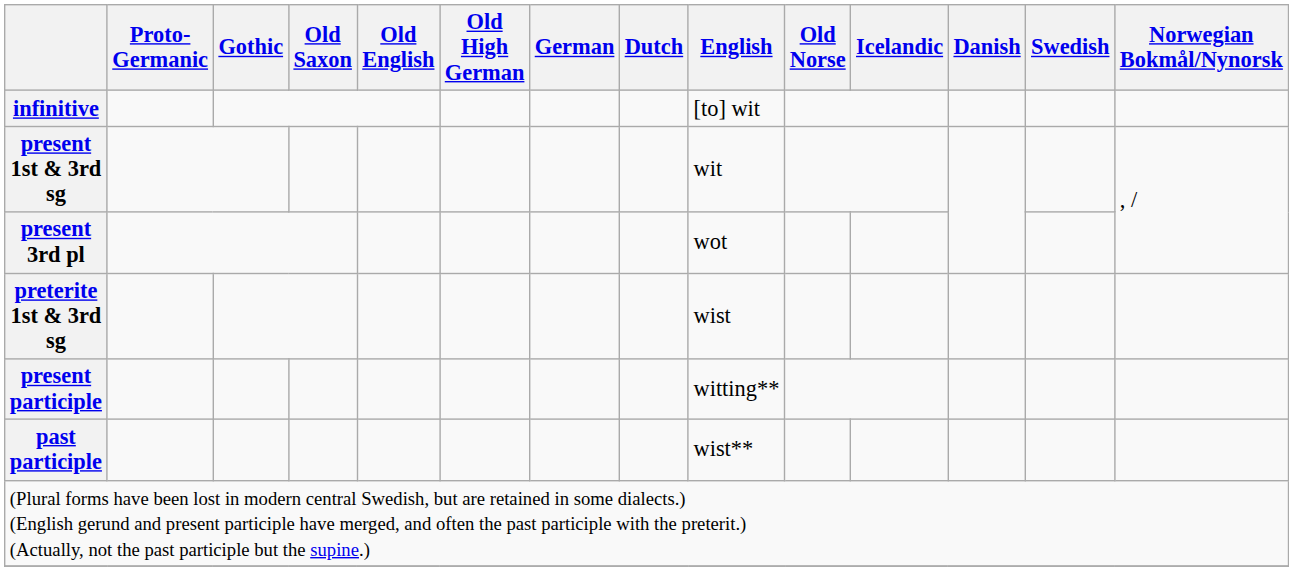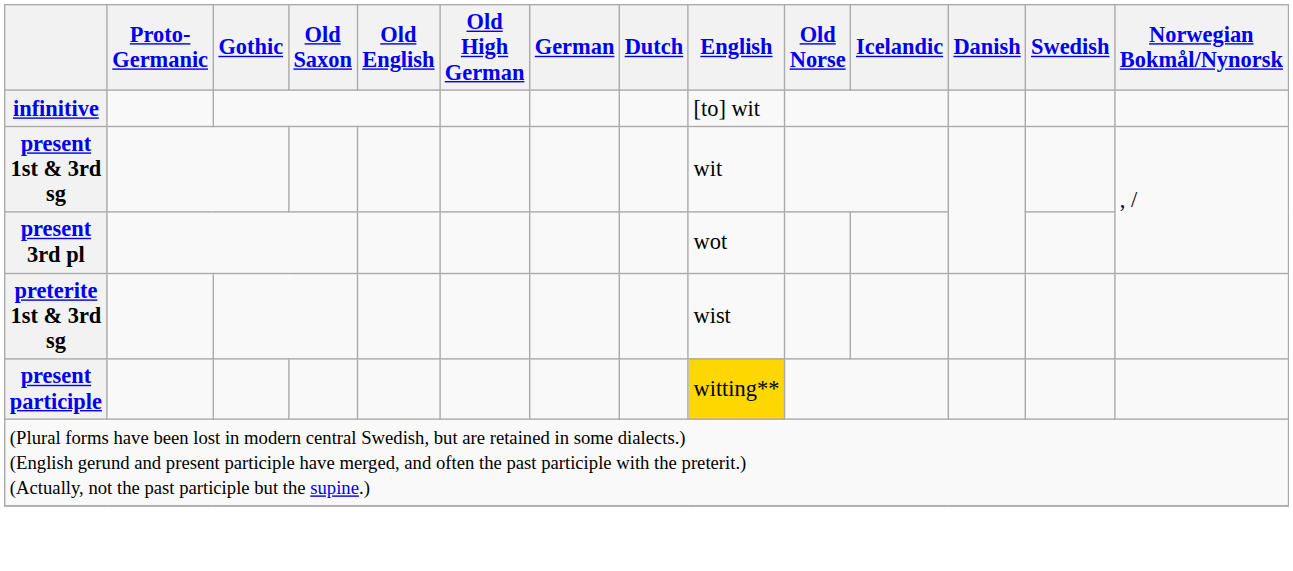(736, 388) no background -> (736, 388) gold background
- row: (56, 449)
